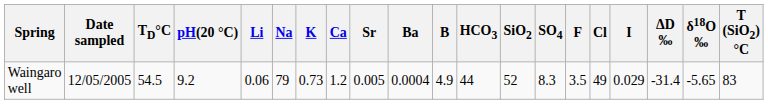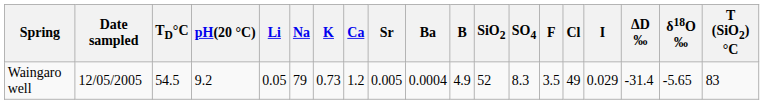- column: (478, 33)
(257, 80) 0.06 -> (274, 80) 0.05
